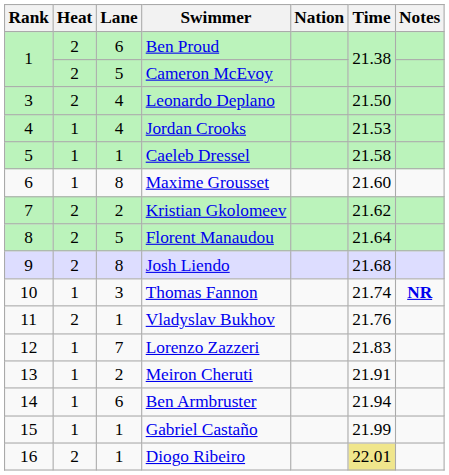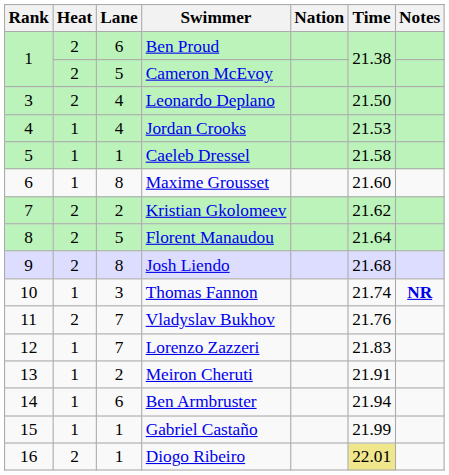(119, 319) 1 -> (119, 319) 7
